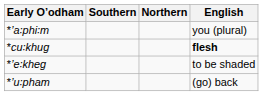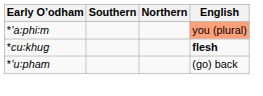(220, 30) no background -> (220, 30) lightsalmon background
- row: (27, 64)
